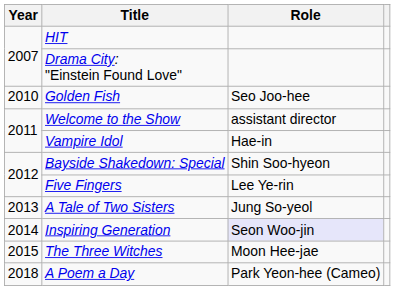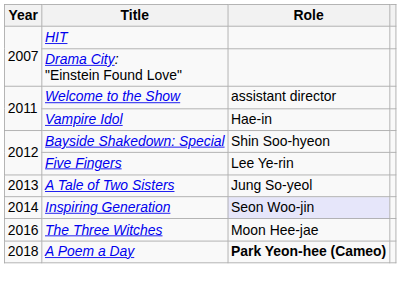- row: (83, 97)
(23, 251) 2015 -> (23, 229) 2016
(306, 274) normal -> (309, 251) bold
